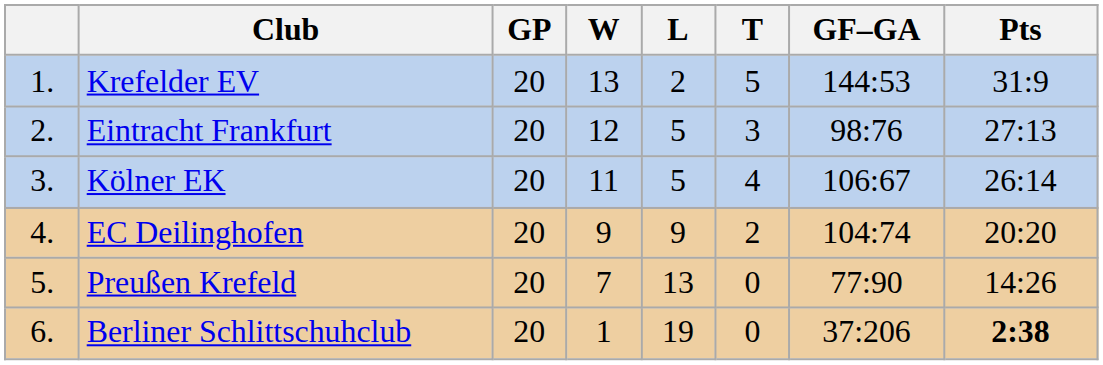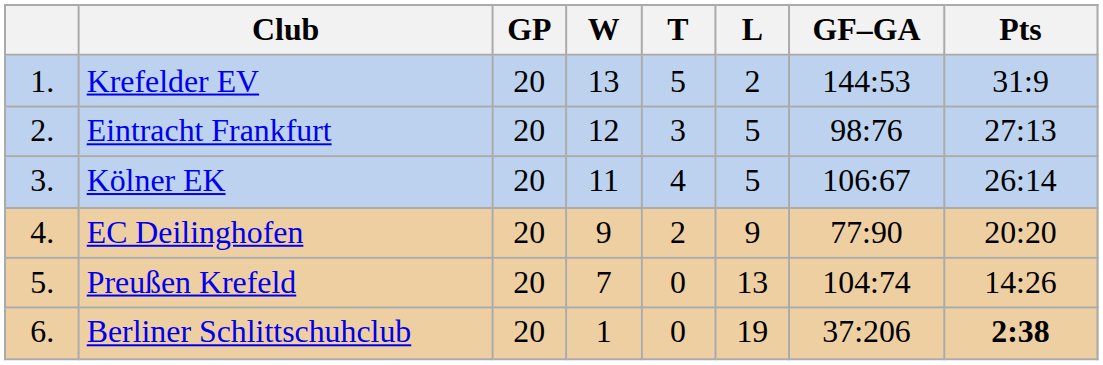columns swapped: (752, 29) <-> (678, 29)
(867, 231) 104:74 -> (867, 231) 77:90
(867, 282) 77:90 -> (867, 282) 104:74
